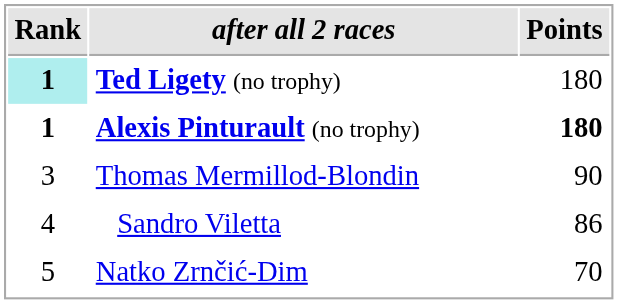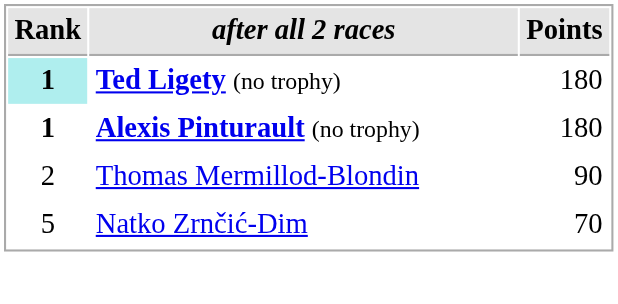(581, 128) bold -> (581, 128) normal
(48, 176) 3 -> (48, 176) 2
- row: (188, 223)
